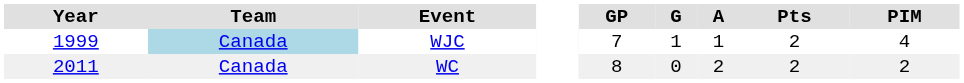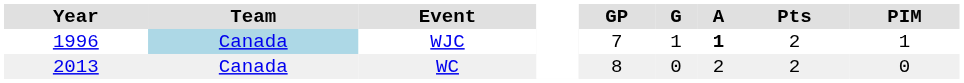(76, 41) 1999 -> (76, 41) 1996
(718, 41) normal -> (718, 41) bold
(904, 41) 4 -> (904, 41) 1
(76, 66) 2011 -> (76, 66) 2013
(904, 66) 2 -> (904, 66) 0
